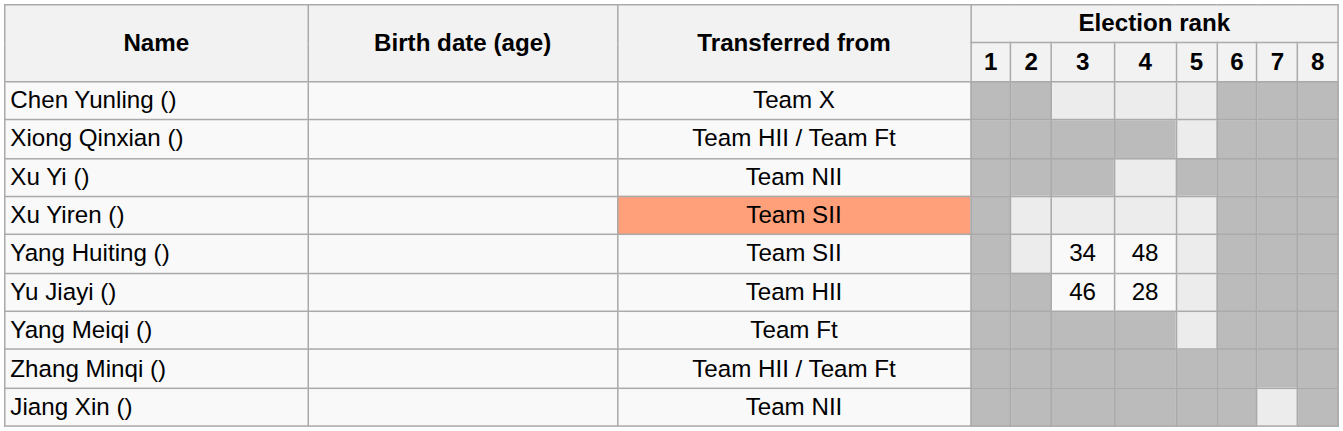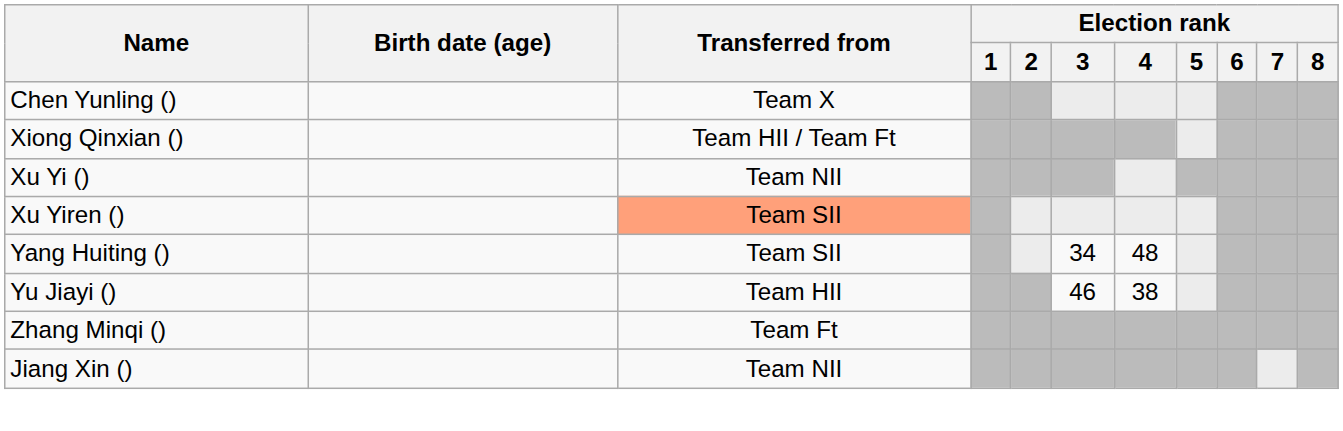(1145, 291) 28 -> (1145, 291) 38
- row: (81, 330)
(794, 368) Team HII / Team Ft -> (794, 330) Team Ft
